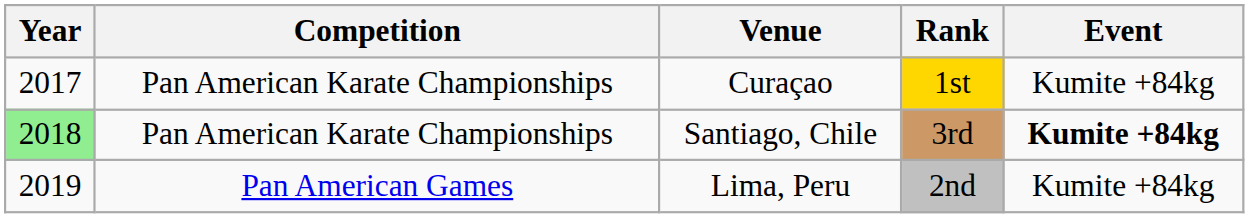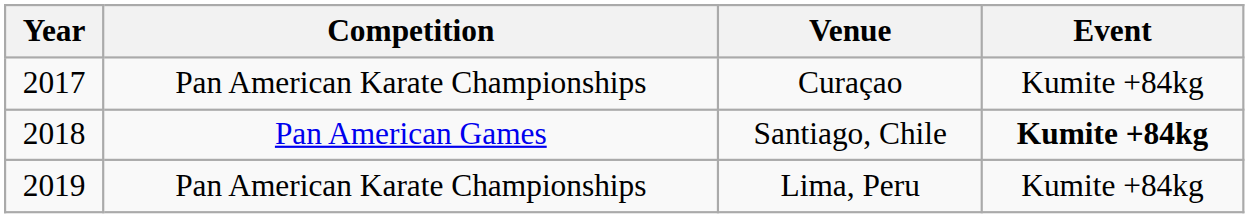- column: (952, 30)
(50, 134) lightgreen background -> (54, 134) no background
(377, 134) Pan American Karate Championships -> (411, 134) Pan American Games
(377, 186) Pan American Games -> (411, 186) Pan American Karate Championships
